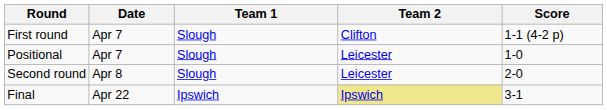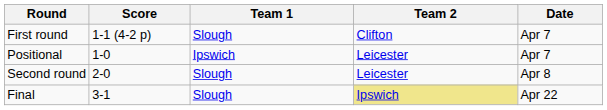columns swapped: (132, 14) <-> (552, 14)
(197, 54) Slough -> (214, 54) Ipswich
(198, 94) Ipswich -> (212, 94) Slough
